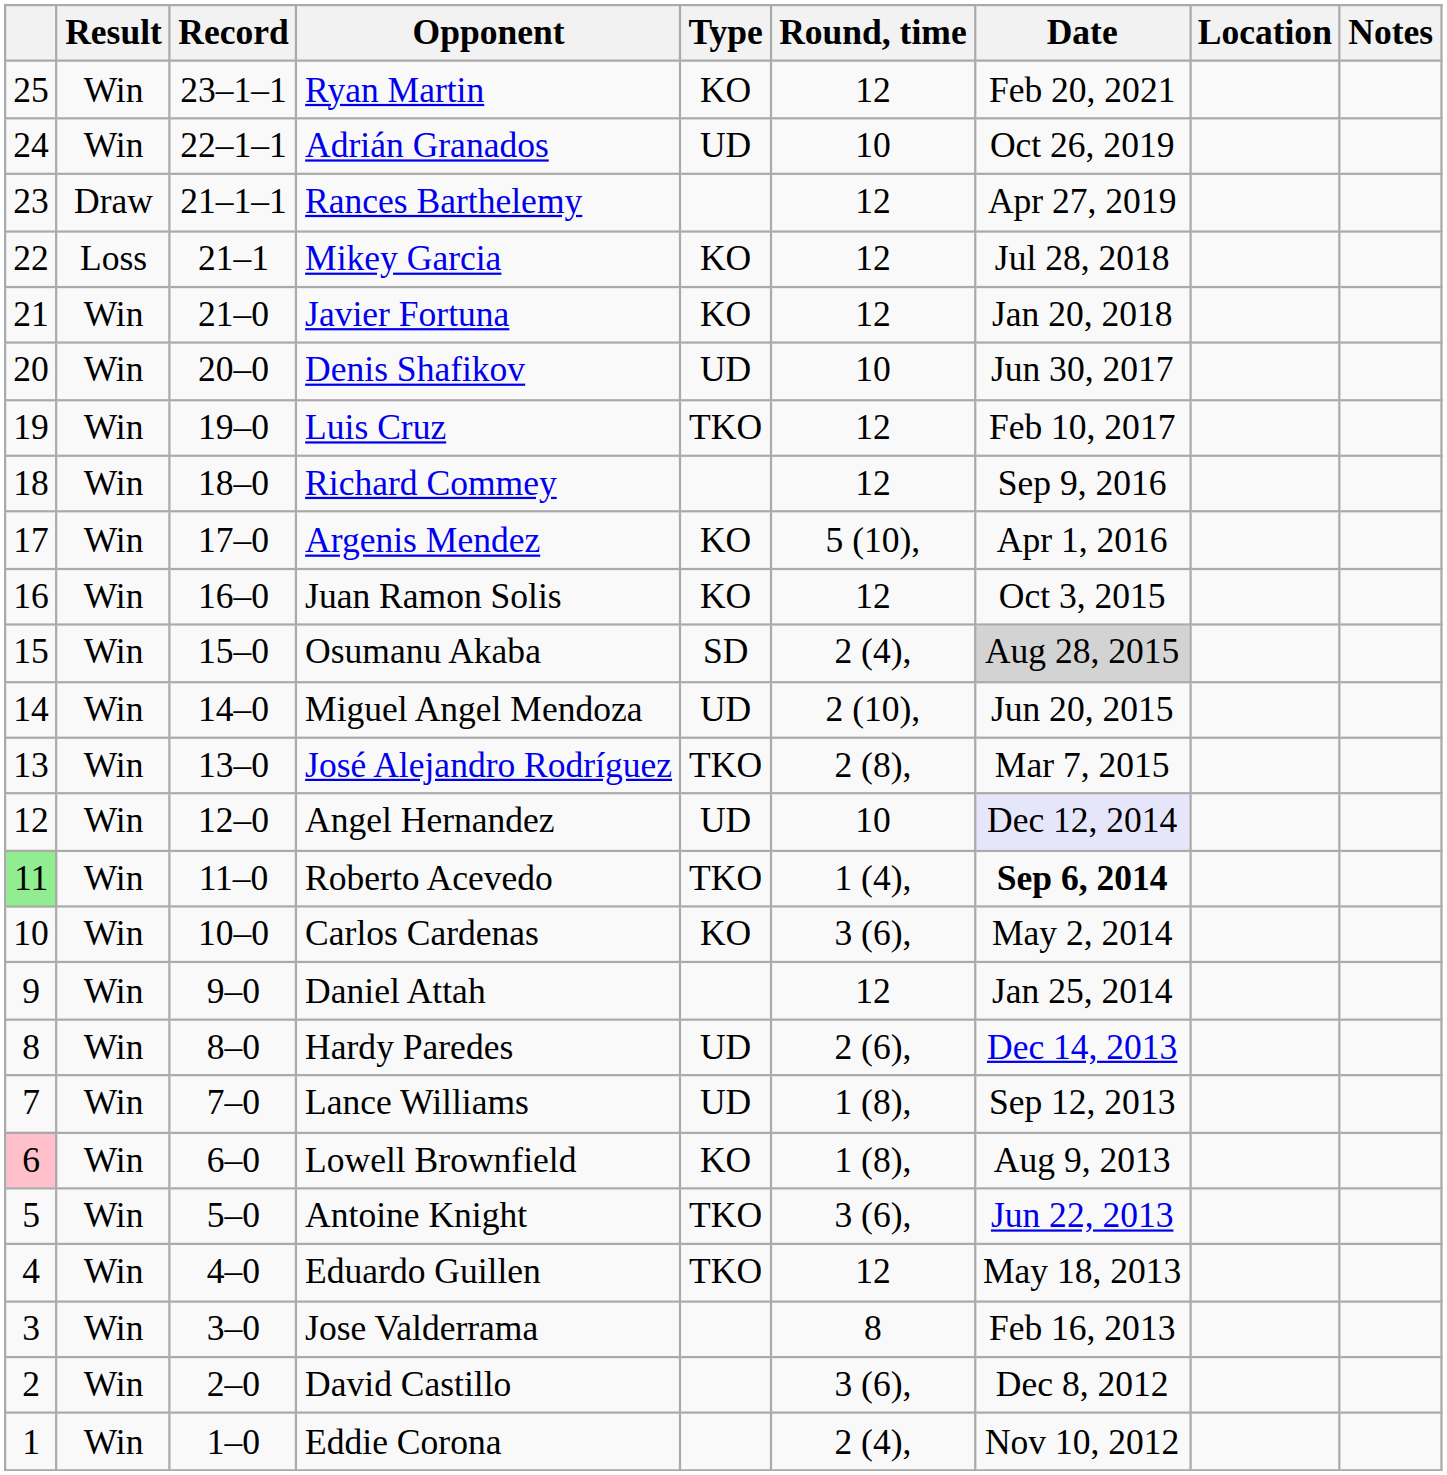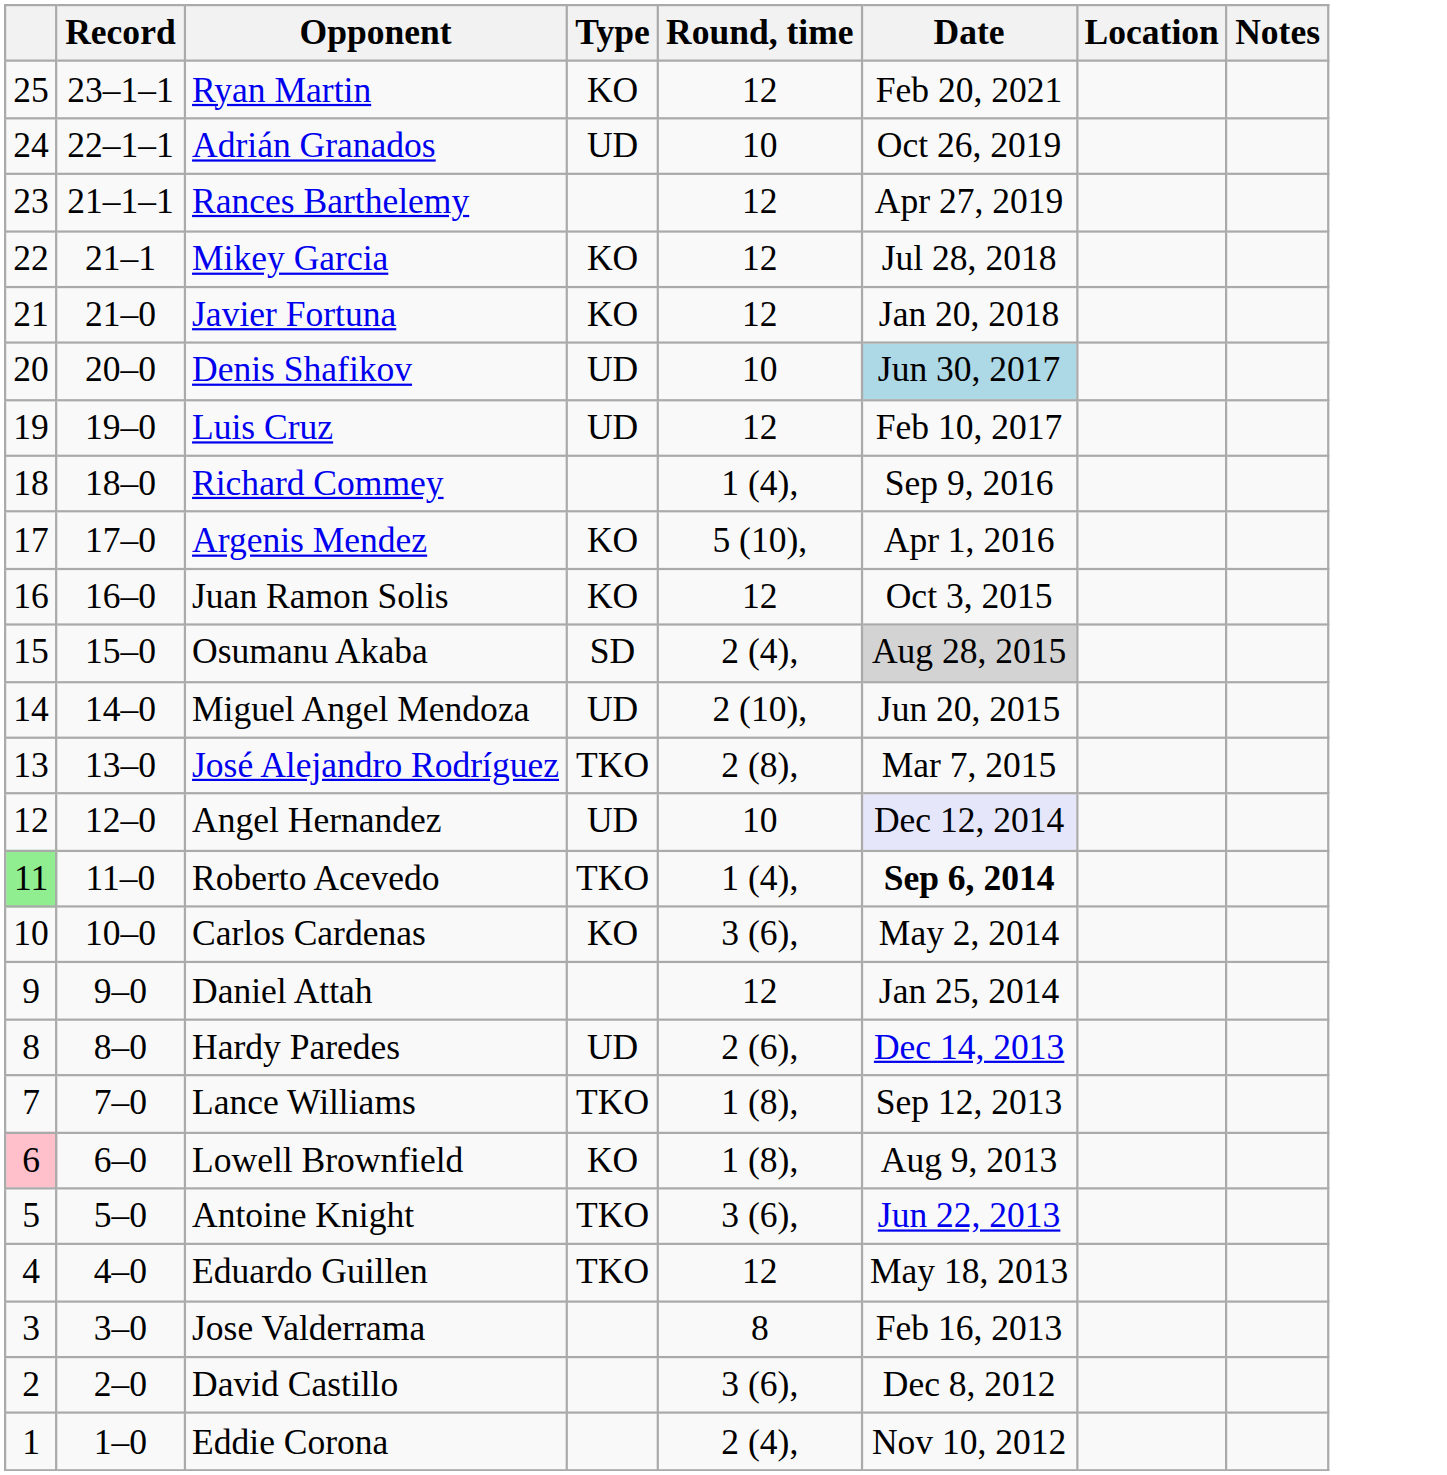- column: (114, 32)
(1082, 370) no background -> (969, 370) lightblue background
(726, 426) TKO -> (613, 426) UD
(873, 483) 12 -> (760, 483) 1 (4),
(726, 1102) UD -> (613, 1102) TKO
